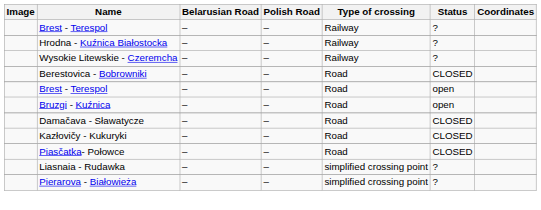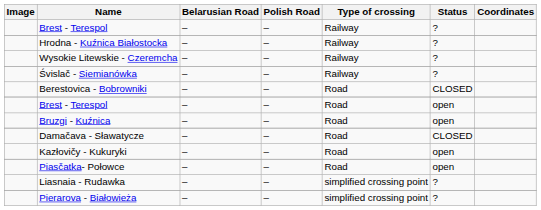+ row: (21, 74)
(453, 136) CLOSED -> (443, 151) open
(453, 151) CLOSED -> (443, 167) open
